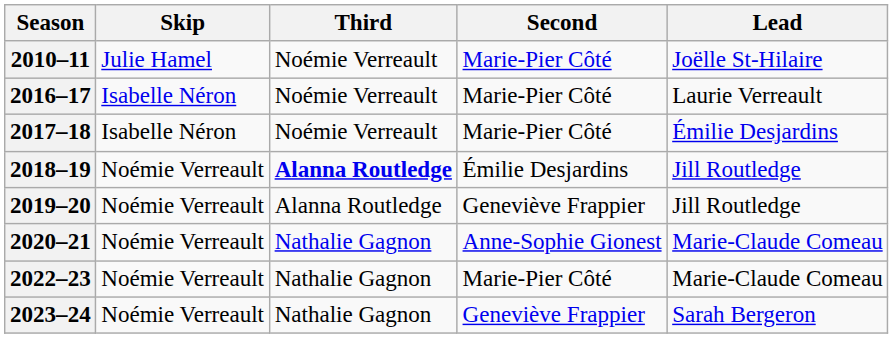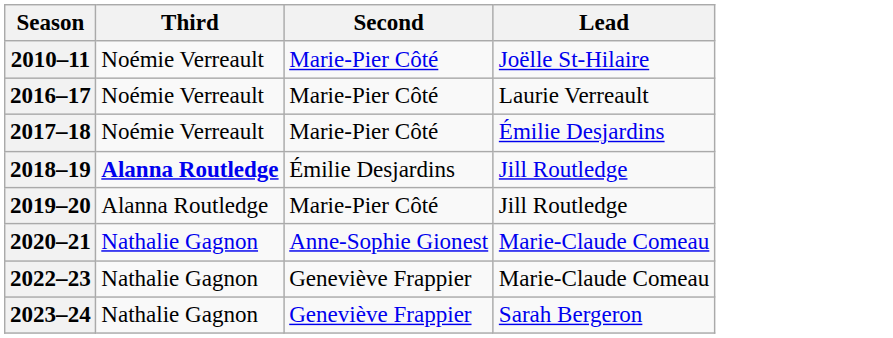- column: (183, 22)
(554, 205) Geneviève Frappier -> (364, 205) Marie-Pier Côté
(537, 278) Marie-Pier Côté -> (380, 278) Geneviève Frappier
